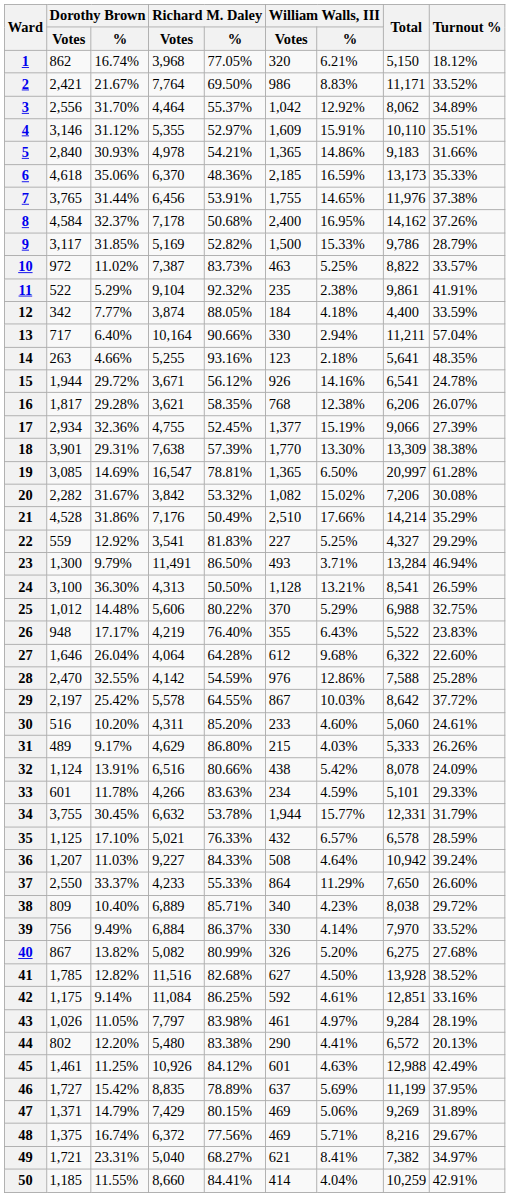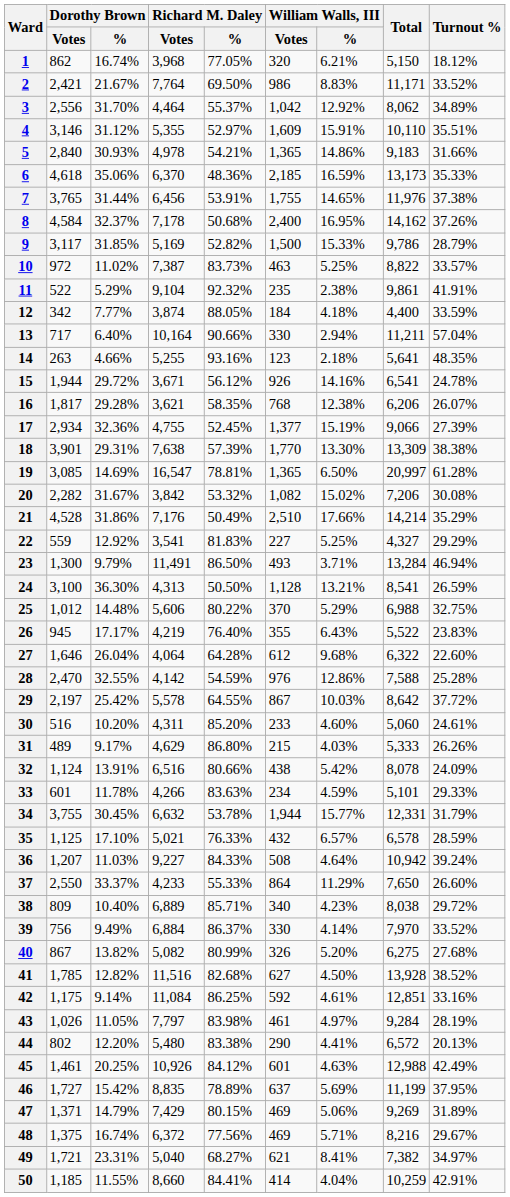(60, 632) 948 -> (60, 632) 945
(116, 1066) 11.25% -> (117, 1066) 20.25%
